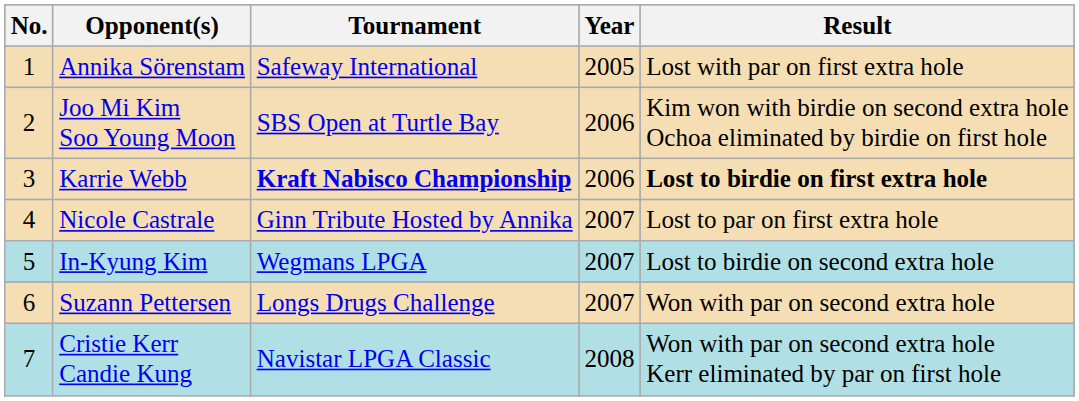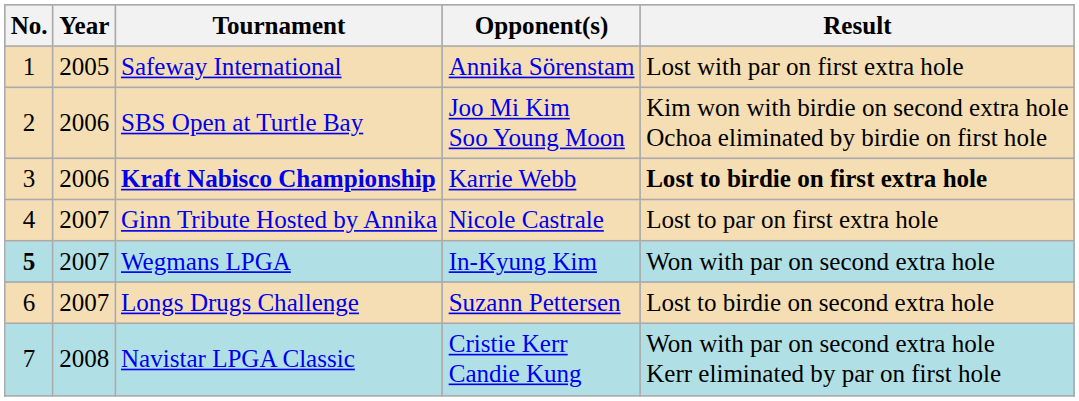columns swapped: (609, 25) <-> (152, 25)
(29, 261) normal -> (29, 261) bold
(820, 261) Lost to birdie on second extra hole -> (821, 261) Won with par on second extra hole
(821, 303) Won with par on second extra hole -> (820, 303) Lost to birdie on second extra hole
